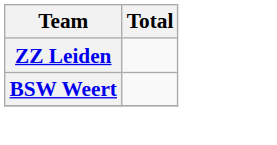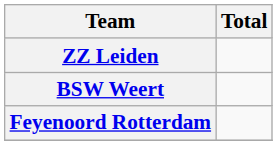+ row: (110, 122)
